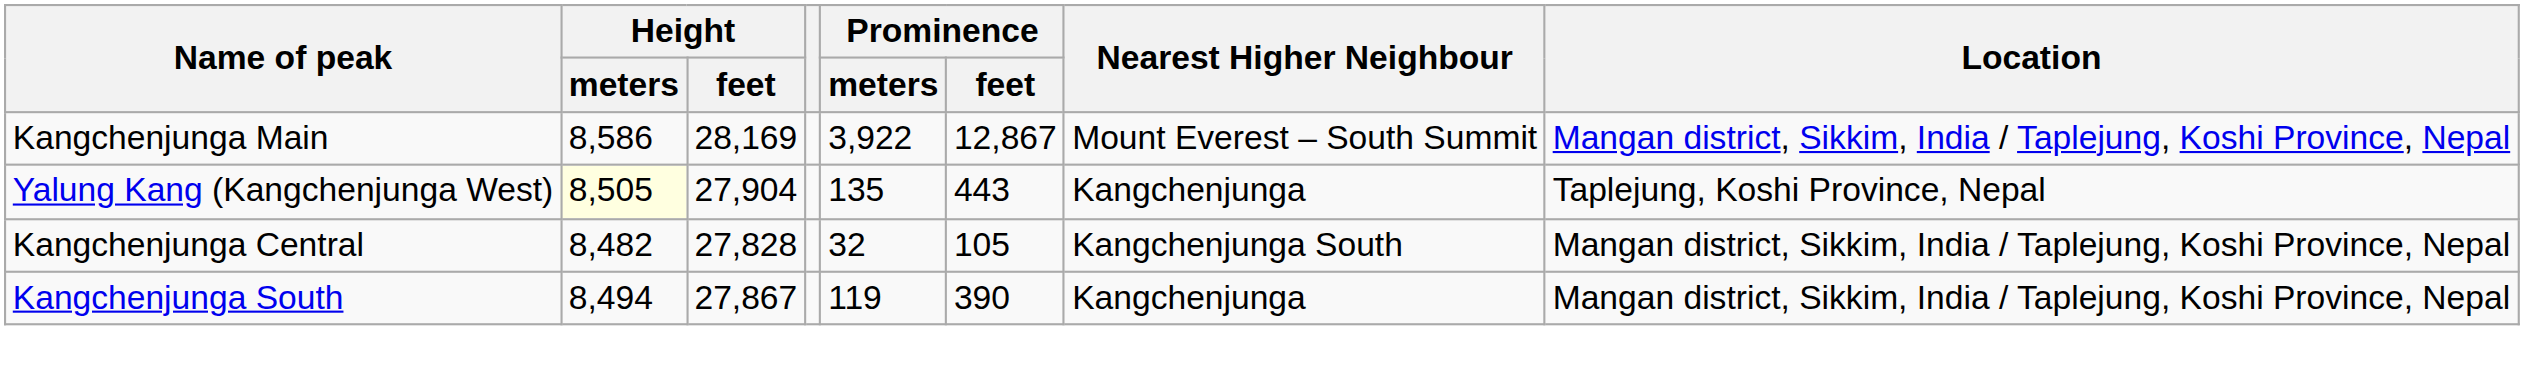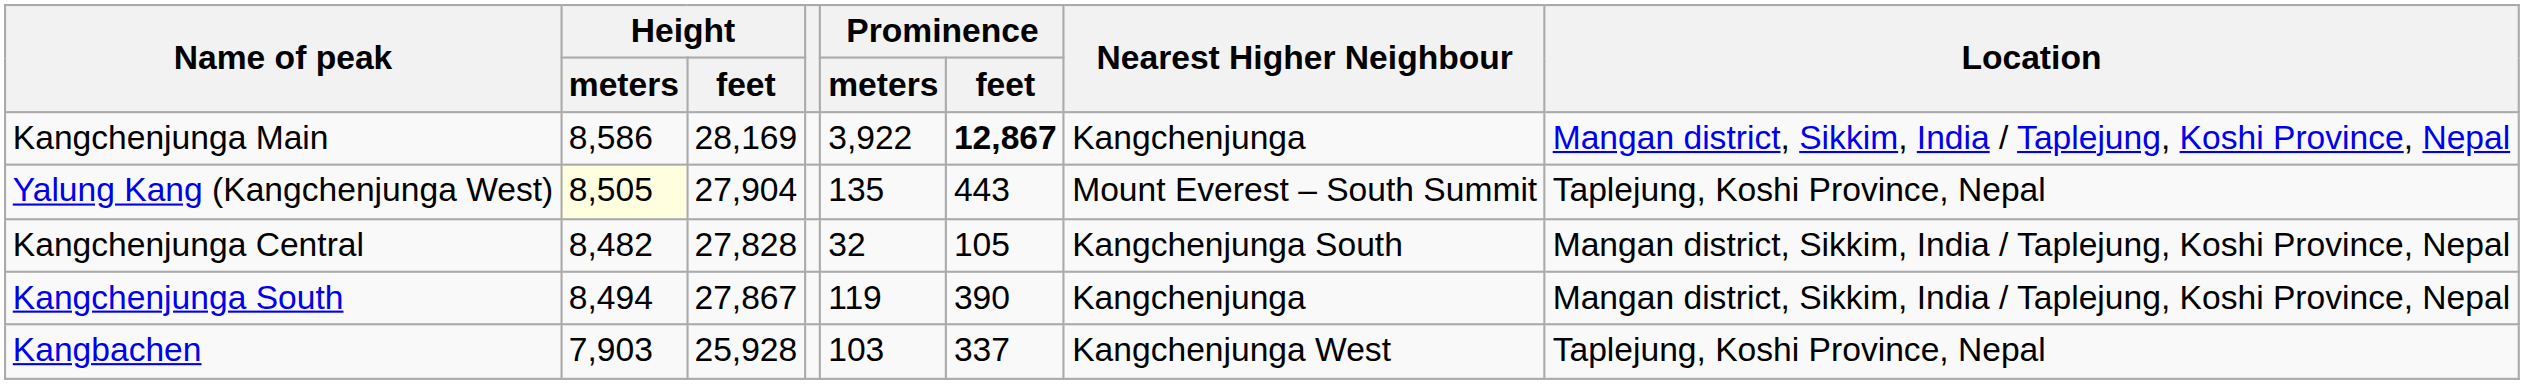(1005, 137) normal -> (1005, 137) bold
(1305, 137) Mount Everest – South Summit -> (1189, 137) Kangchenjunga
(1189, 191) Kangchenjunga -> (1305, 191) Mount Everest – South Summit
+ row: (107, 350)
